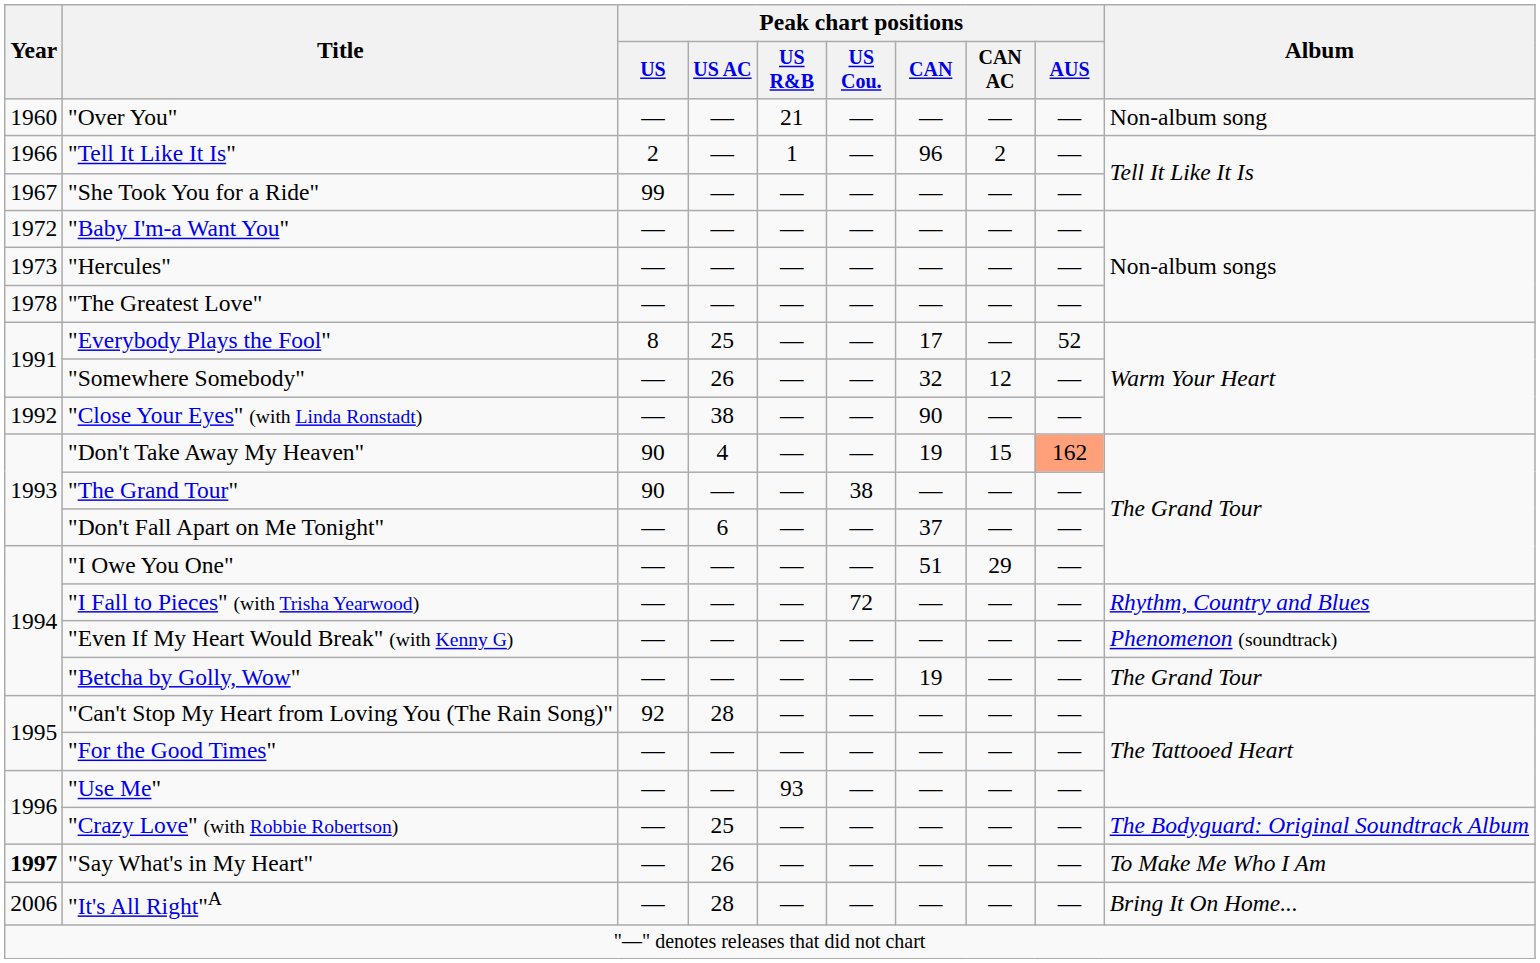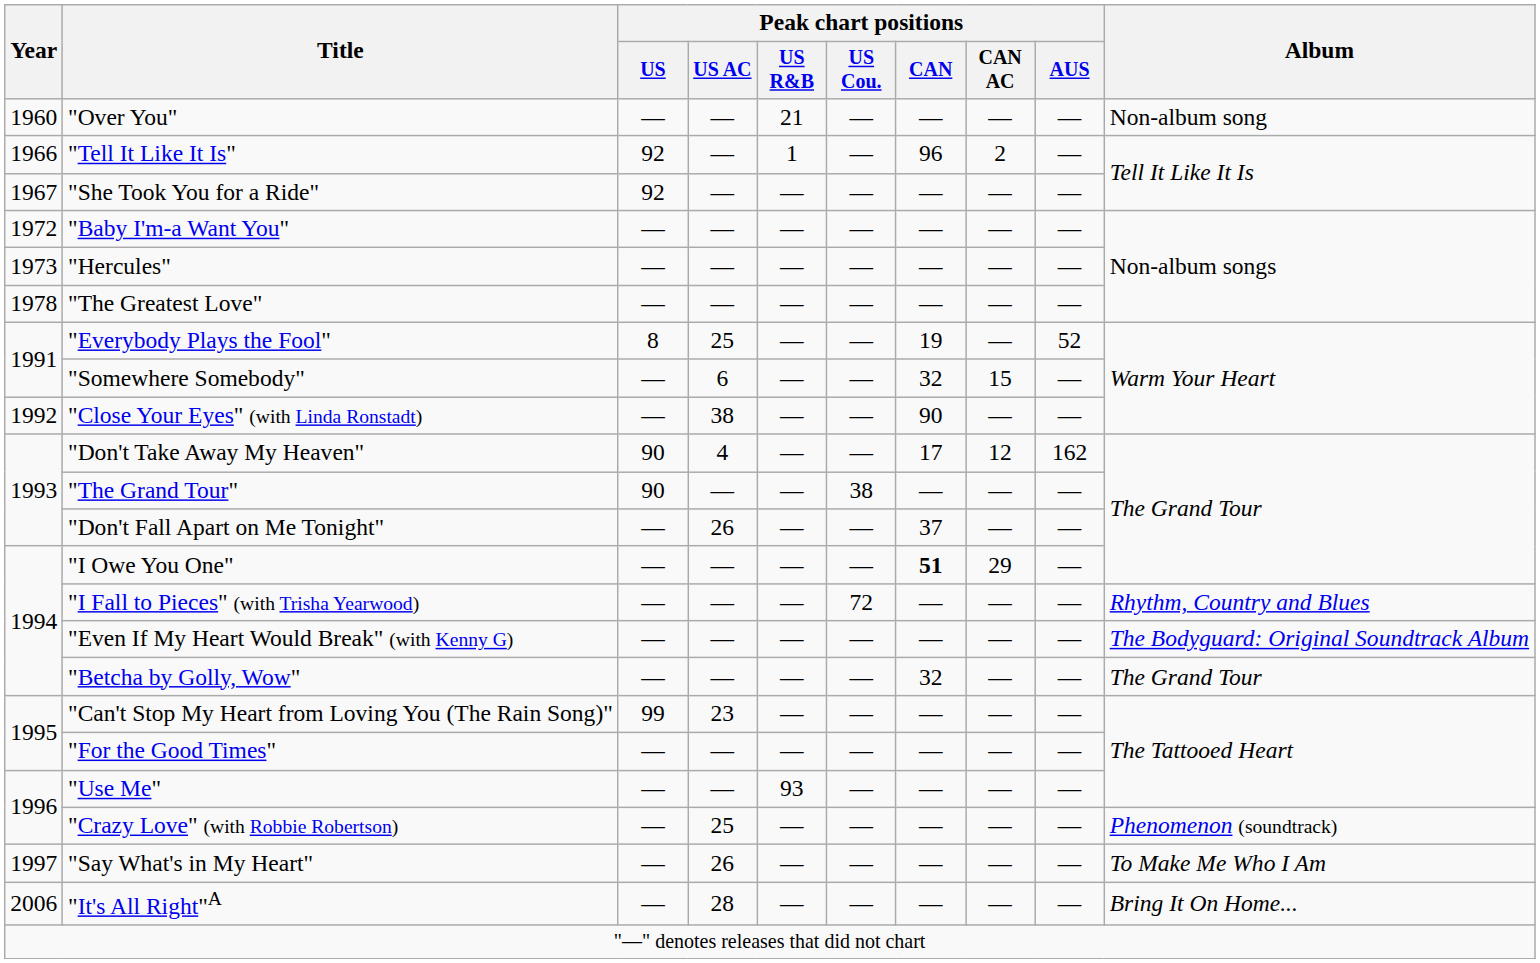(653, 154) 2 -> (653, 154) 92
(653, 191) 99 -> (653, 191) 92
(931, 340) 17 -> (931, 340) 19
(722, 378) 26 -> (722, 378) 6
(1000, 378) 12 -> (1000, 378) 15
(931, 452) 19 -> (931, 452) 17
(1000, 452) 15 -> (1000, 452) 12
(1070, 452) lightsalmon background -> (1070, 452) no background
(722, 527) 6 -> (722, 527) 26
(931, 564) normal -> (931, 564) bold
(1224, 639) Phenomenon (soundtrack) -> (1319, 639) The Bodyguard: Original Soundtrack Album
(931, 676) 19 -> (931, 676) 32
(653, 713) 92 -> (653, 713) 99
(722, 713) 28 -> (722, 713) 23
(1319, 825) The Bodyguard: Original Soundtrack Album -> (1224, 825) Phenomenon (soundtrack)
(34, 862) bold -> (34, 862) normal
